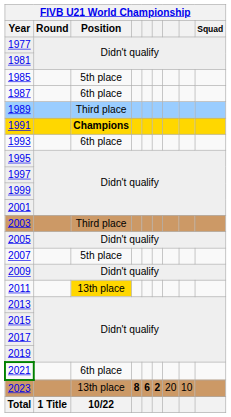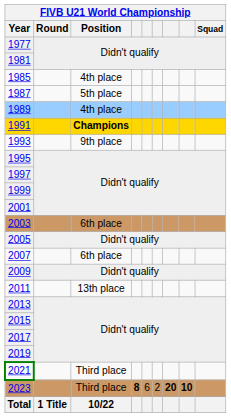(101, 77) 5th place -> (101, 77) 4th place
(101, 93) 6th place -> (101, 93) 5th place
(101, 110) Third place -> (101, 110) 4th place
(101, 142) 6th place -> (101, 142) 9th place
(101, 223) Third place -> (101, 223) 6th place
(101, 256) 5th place -> (101, 256) 6th place
(101, 288) gold background -> (101, 288) no background
(101, 371) 6th place -> (101, 371) Third place
(101, 388) 13th place -> (101, 388) Third place
(147, 388) bold -> (147, 388) normal
(157, 388) bold -> (157, 388) normal
(171, 388) normal -> (171, 388) bold
(187, 388) normal -> (187, 388) bold
